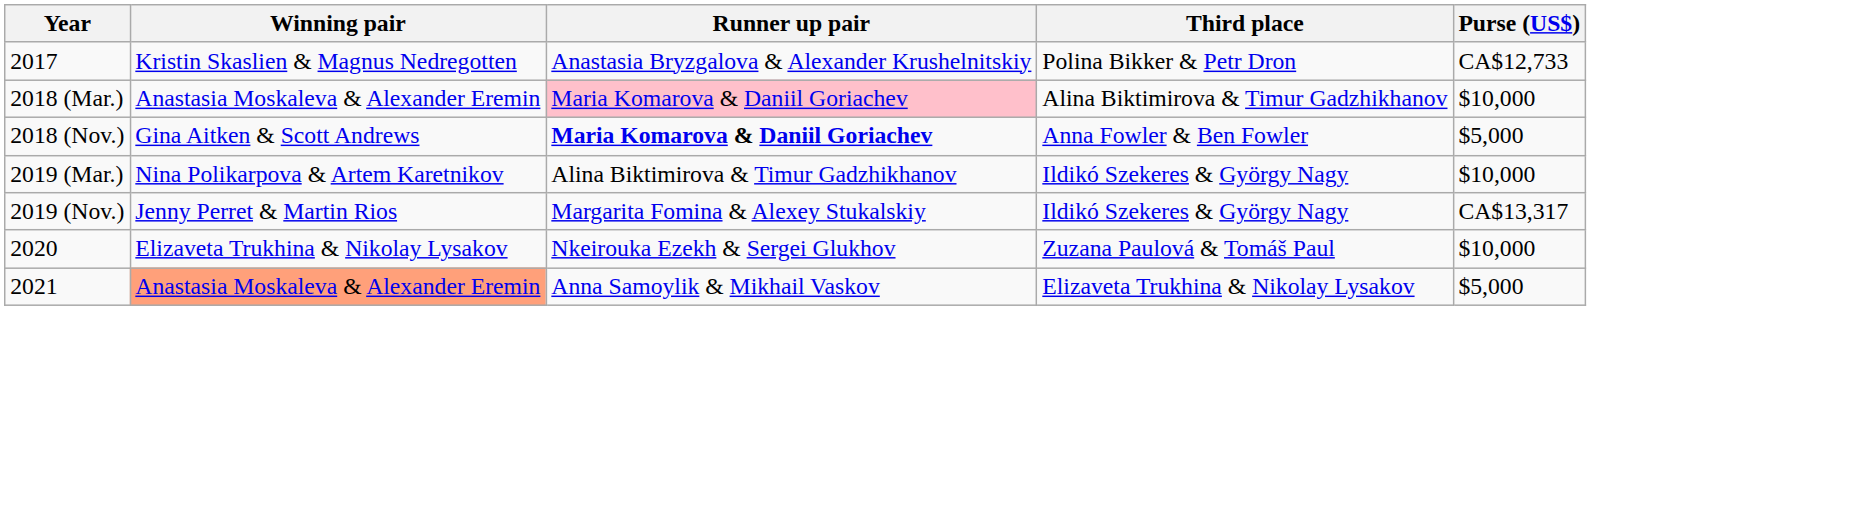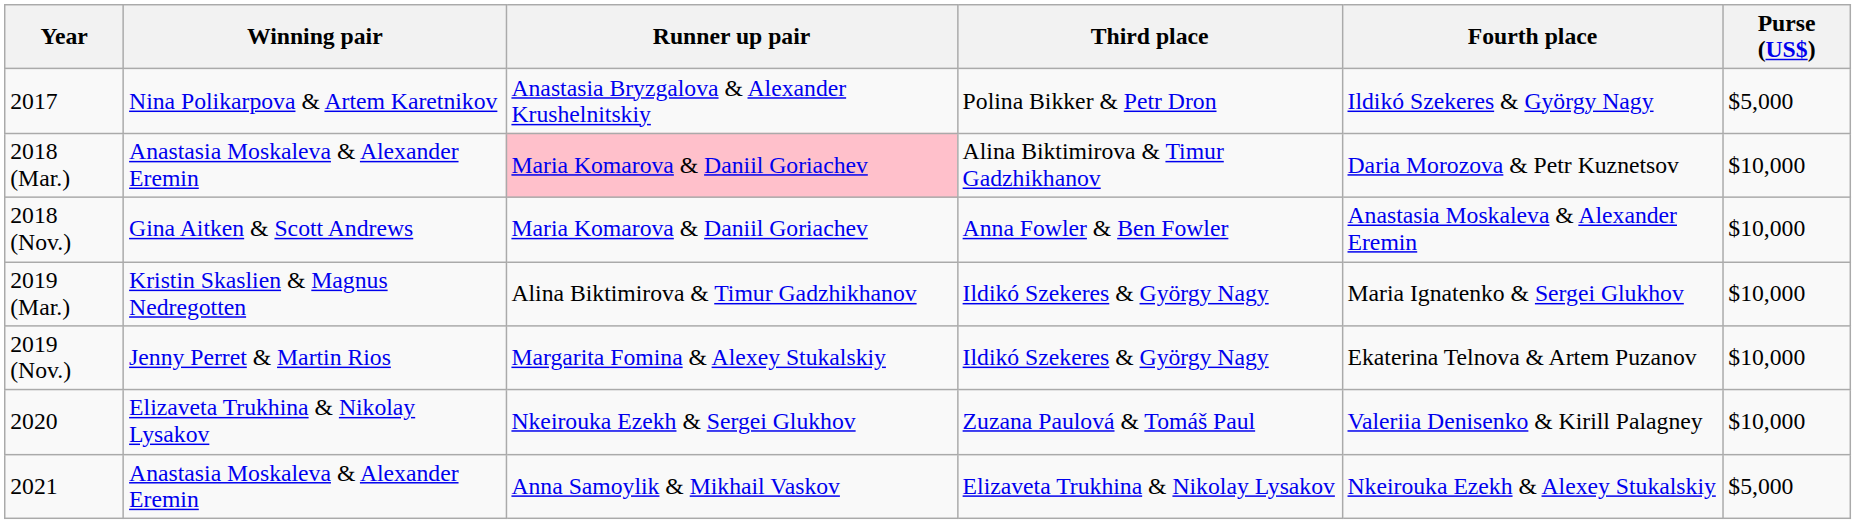+ column: (1532, 36)
(326, 60) Kristin Skaslien & Magnus Nedregotten -> (313, 100) Nina Polikarpova & Artem Karetnikov
(1513, 60) CA$12,733 -> (1761, 100) $5,000
(742, 135) bold -> (690, 229) normal
(1491, 135) $5,000 -> (1767, 229) $10,000
(319, 173) Nina Polikarpova & Artem Karetnikov -> (258, 293) Kristin Skaslien & Magnus Nedregotten
(1513, 211) CA$13,317 -> (1767, 357) $10,000
(338, 286) lightsalmon background -> (294, 485) no background
